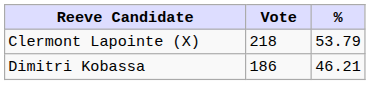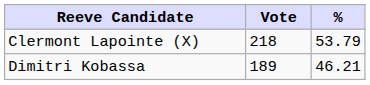(263, 67) 186 -> (263, 67) 189
